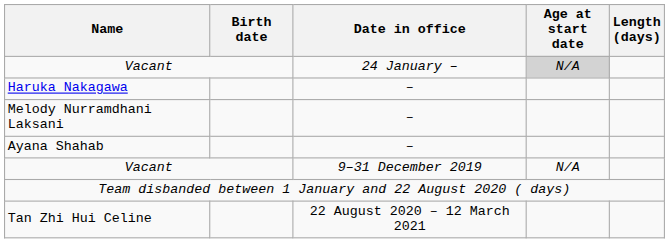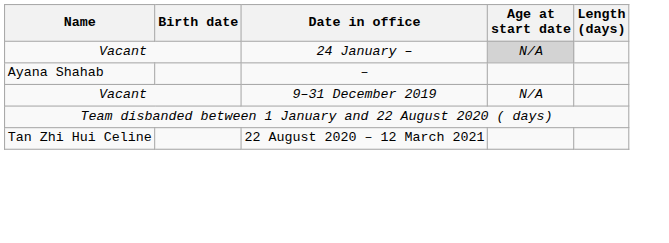- row: (68, 89)
- row: (80, 118)
